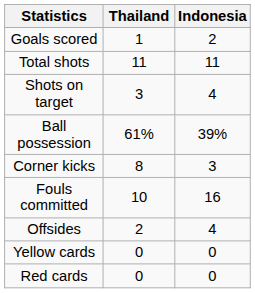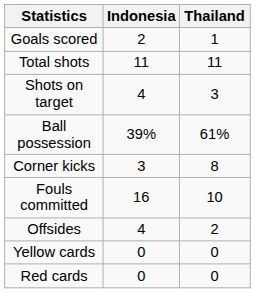columns swapped: (212, 16) <-> (139, 16)
